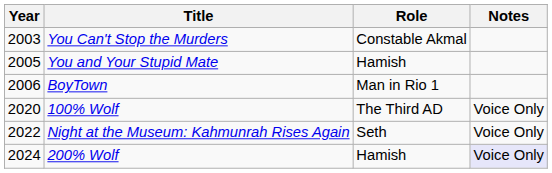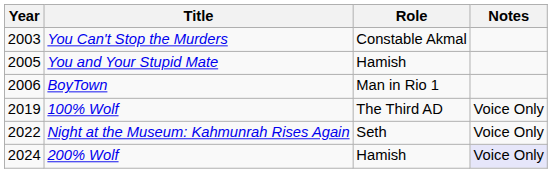(24, 109) 2020 -> (24, 109) 2019
